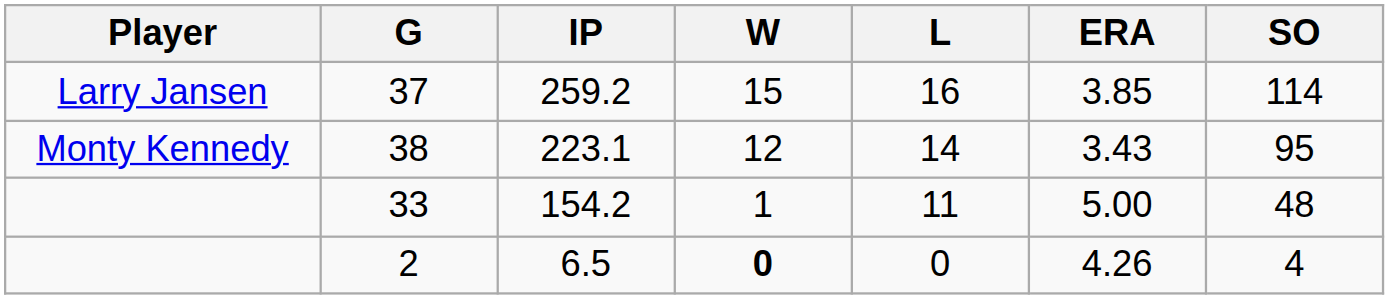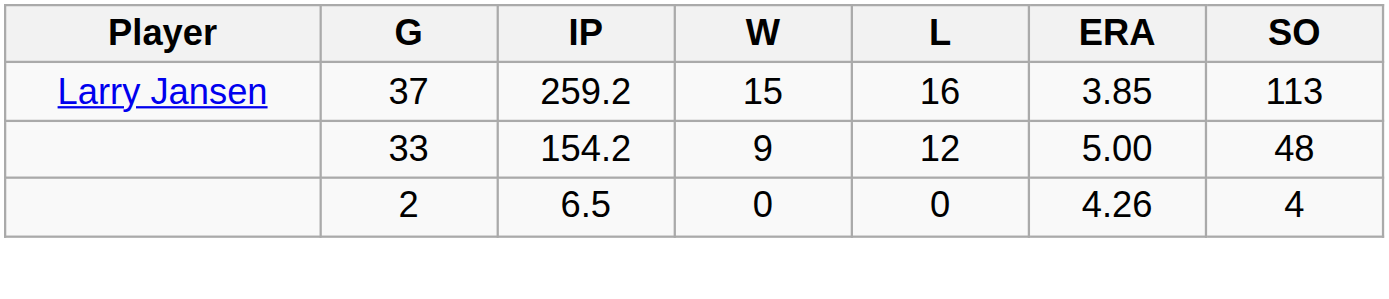(1294, 90) 114 -> (1294, 90) 113
- row: (409, 148)
(763, 206) 1 -> (763, 148) 9
(940, 206) 11 -> (940, 148) 12
(763, 263) bold -> (763, 206) normal
